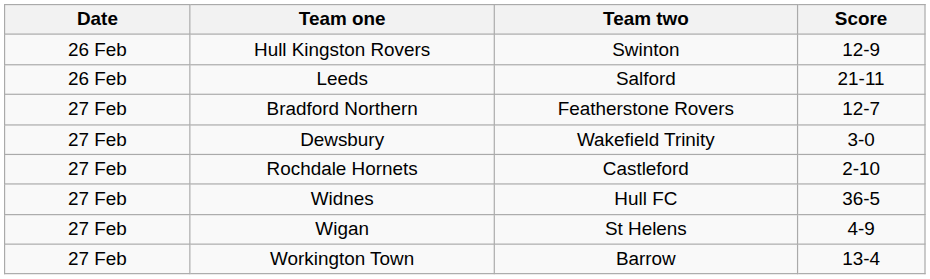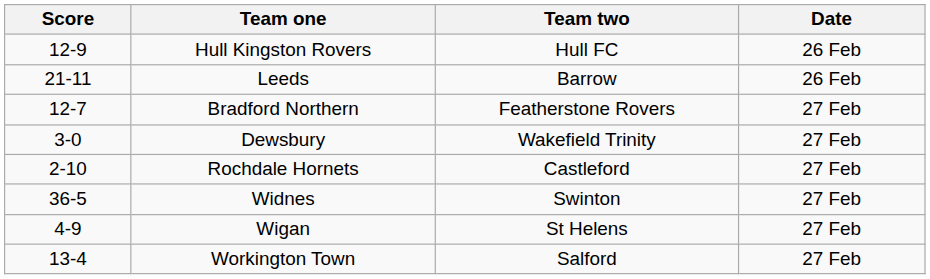columns swapped: (97, 19) <-> (861, 19)
(646, 49) Swinton -> (587, 49) Hull FC
(646, 79) Salford -> (587, 79) Barrow
(646, 199) Hull FC -> (587, 199) Swinton
(646, 259) Barrow -> (587, 259) Salford
